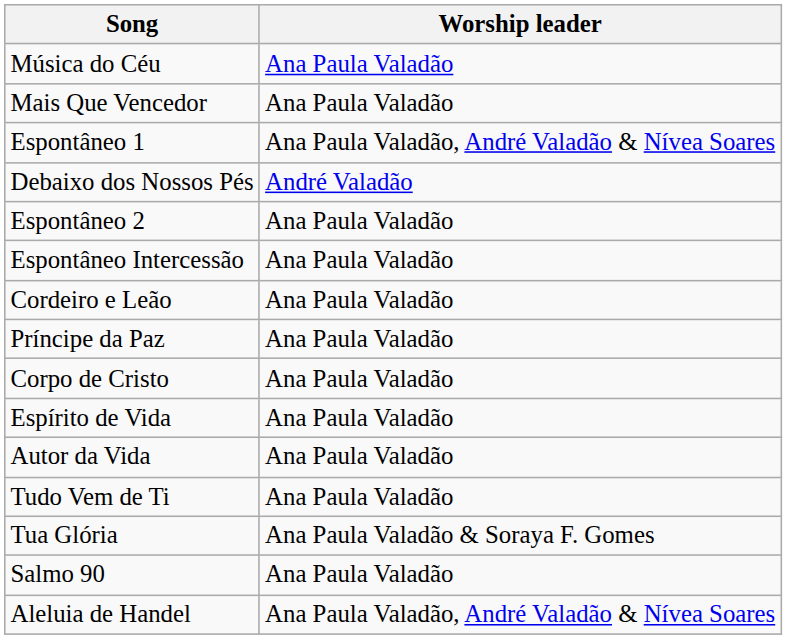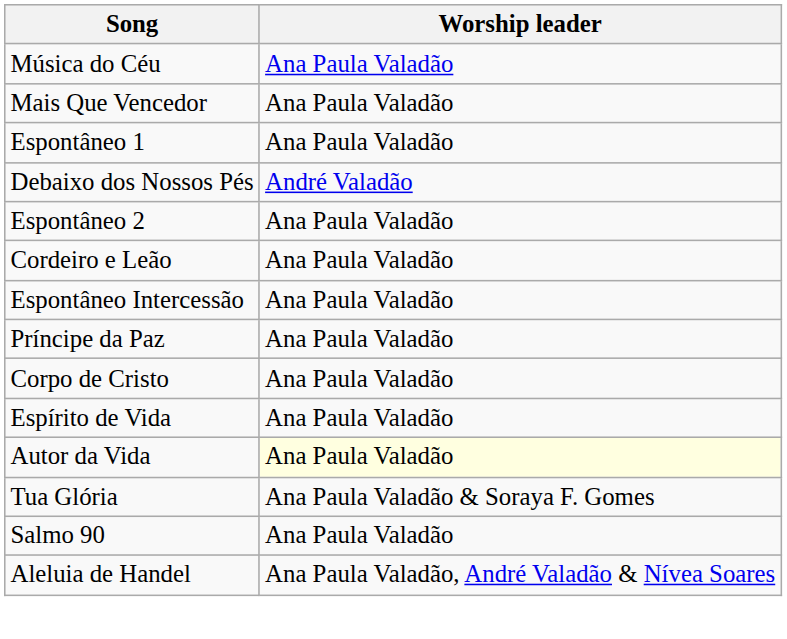(520, 142) Ana Paula Valadão, André Valadão & Nívea Soares -> (359, 142) Ana Paula Valadão
rows swapped: (91, 299) <-> (127, 260)
(359, 456) no background -> (359, 456) lightyellow background
- row: (90, 496)
